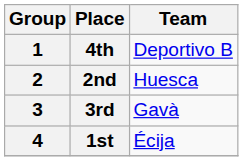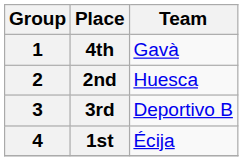(183, 49) Deportivo B -> (156, 49) Gavà
(156, 110) Gavà -> (183, 110) Deportivo B
